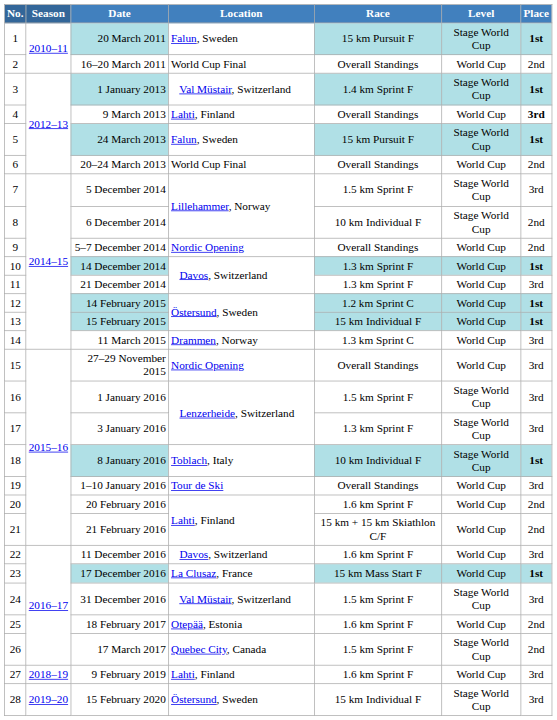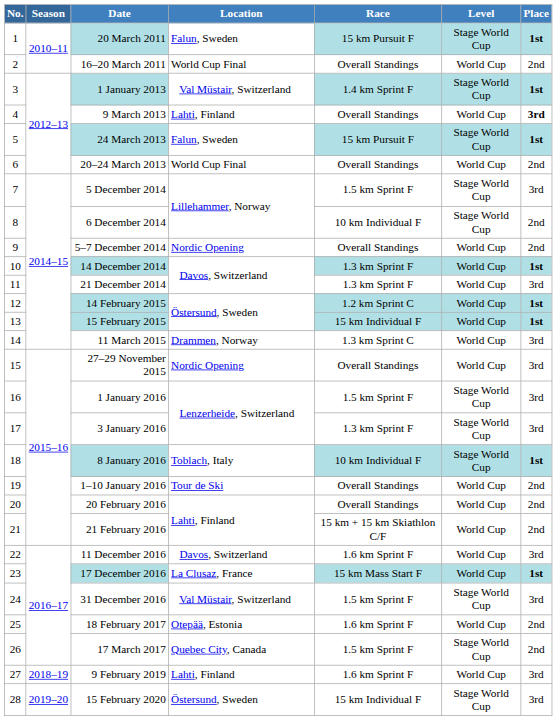(536, 486) 3rd -> (536, 486) 2nd
(378, 504) 1.6 km Sprint F -> (378, 504) Overall Standings
